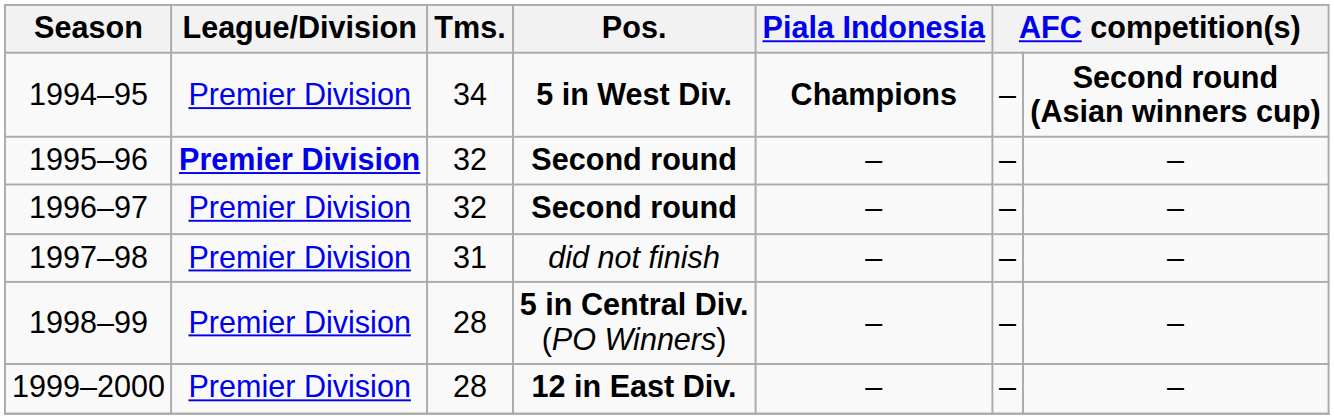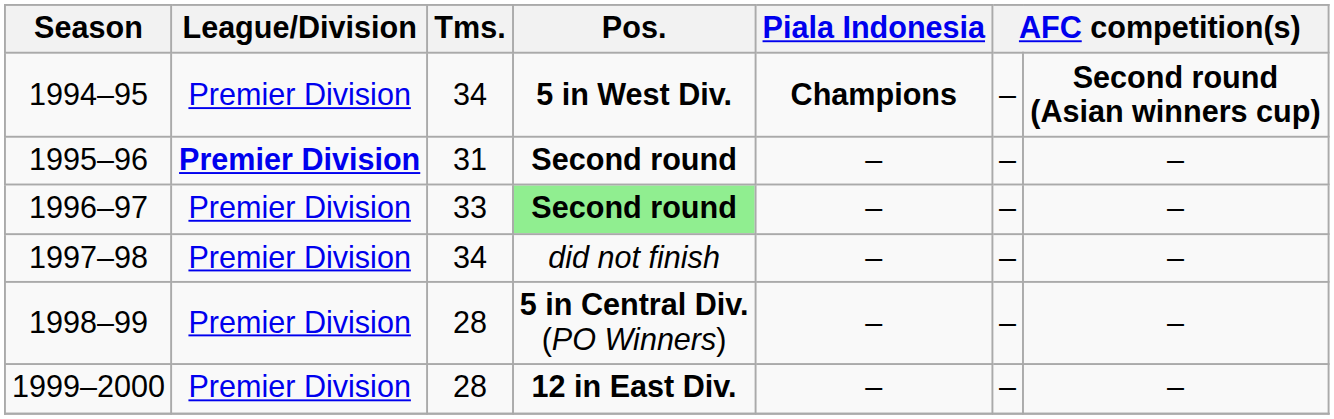(470, 160) 32 -> (470, 160) 31
(470, 208) 32 -> (470, 208) 33
(634, 208) no background -> (634, 208) lightgreen background
(470, 256) 31 -> (470, 256) 34
